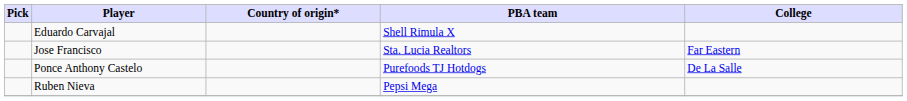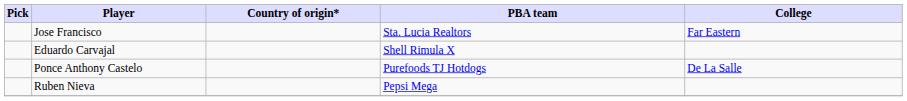rows swapped: (68, 50) <-> (75, 31)
